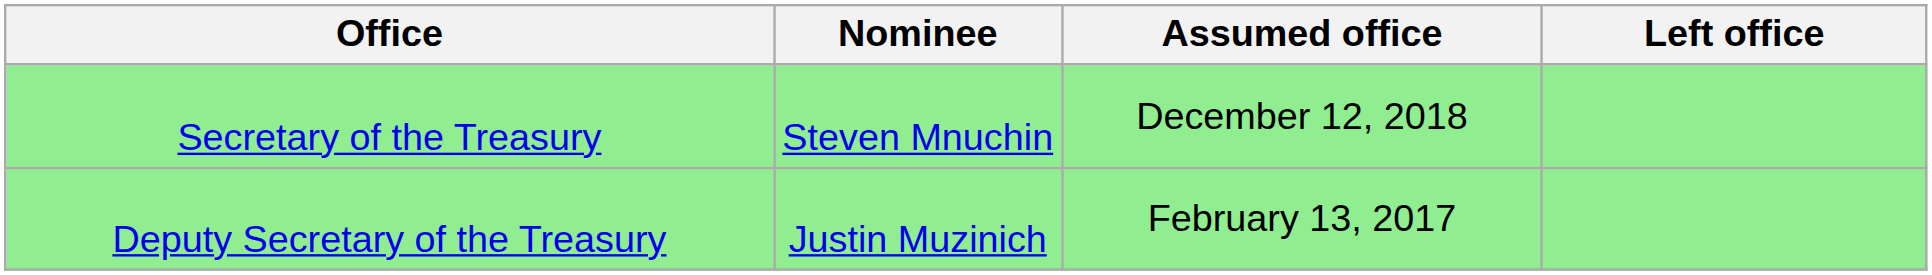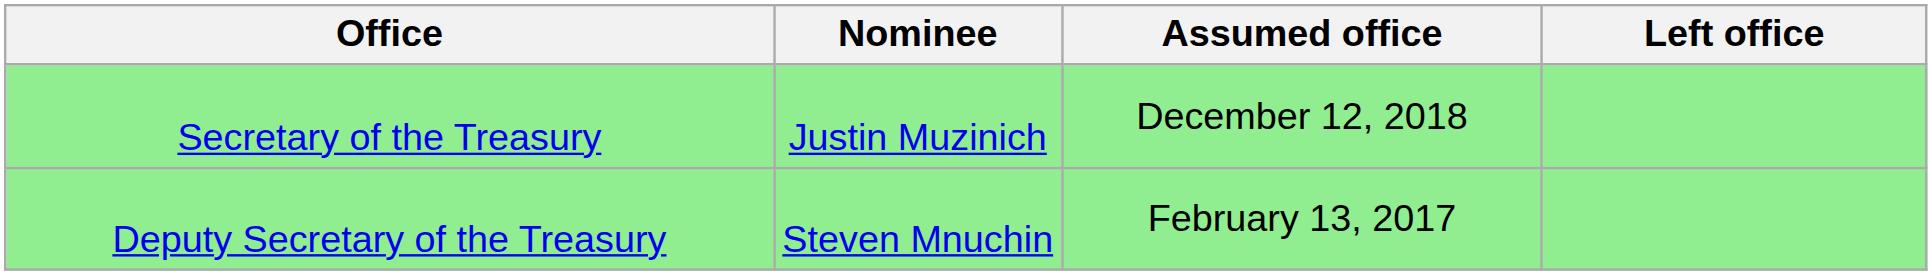(918, 136) Steven Mnuchin -> (918, 136) Justin Muzinich
(918, 239) Justin Muzinich -> (918, 239) Steven Mnuchin
